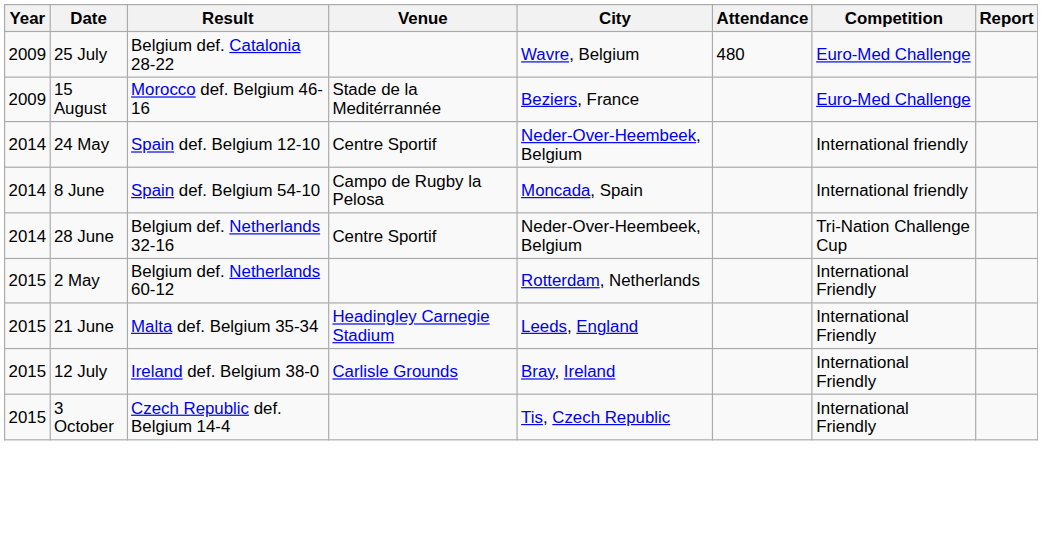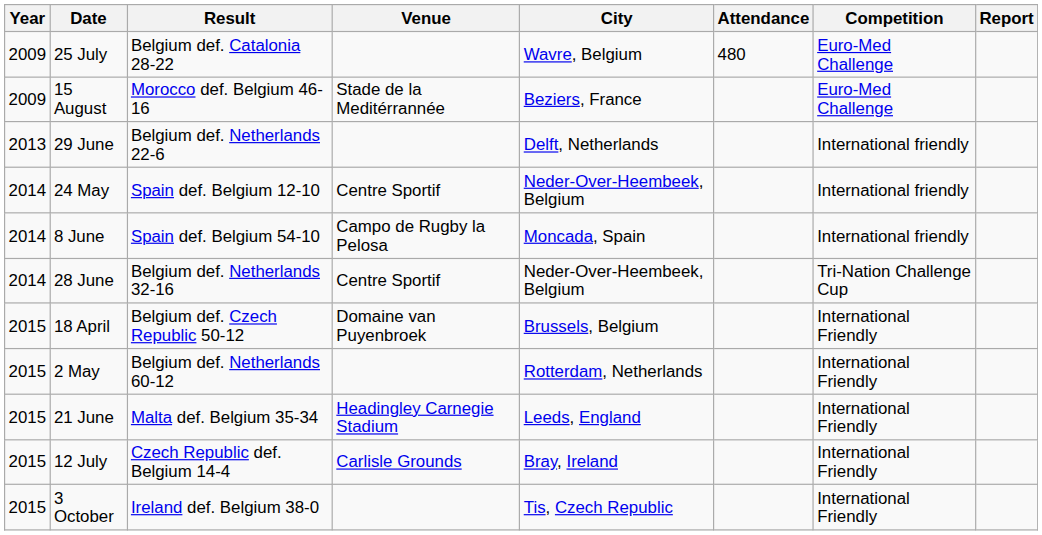+ row: (84, 145)
+ row: (82, 326)
(225, 372) Ireland def. Belgium 38-0 -> (206, 462) Czech Republic def. Belgium 14-4
(206, 417) Czech Republic def. Belgium 14-4 -> (225, 508) Ireland def. Belgium 38-0
